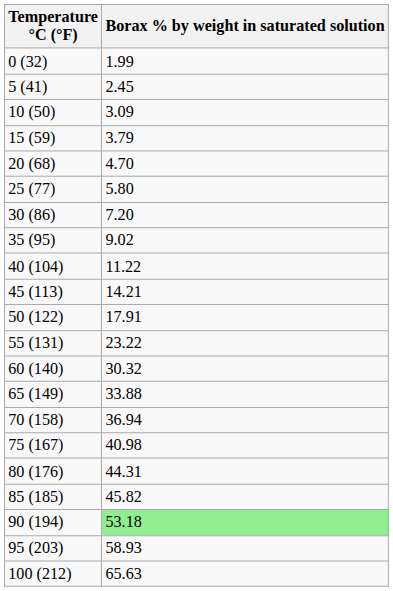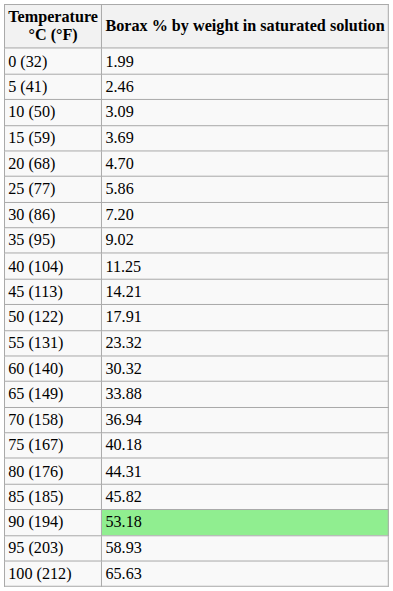(120, 86) 2.45 -> (120, 86) 2.46
(120, 138) 3.79 -> (120, 138) 3.69
(120, 189) 5.80 -> (120, 189) 5.86
(123, 266) 11.22 -> (123, 266) 11.25
(124, 343) 23.22 -> (124, 343) 23.32
(124, 445) 40.98 -> (124, 445) 40.18
